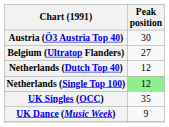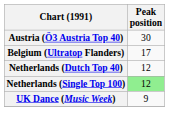(146, 53) 27 -> (146, 53) 17
- row: (66, 99)
